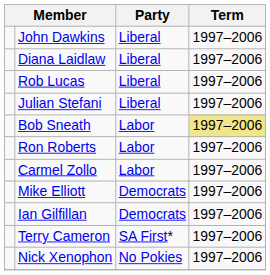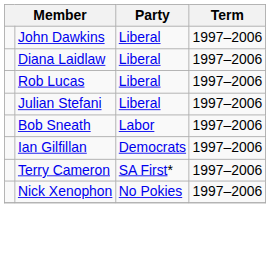(227, 125) khaki background -> (227, 125) no background
- row: (57, 147)
- row: (57, 170)
- row: (52, 192)
